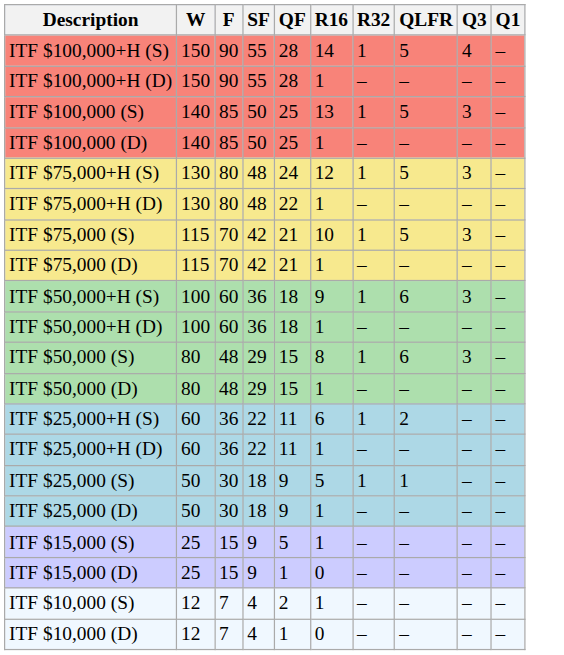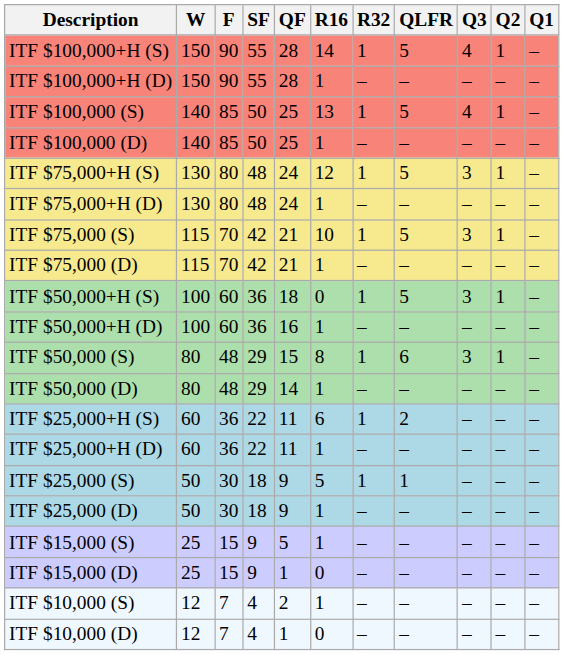+ column: (508, 19)
(467, 111) 3 -> (467, 111) 4
(289, 204) 22 -> (289, 204) 24
(320, 296) 9 -> (320, 296) 0
(404, 296) 6 -> (404, 296) 5
(289, 326) 18 -> (289, 326) 16
(289, 388) 15 -> (289, 388) 14
